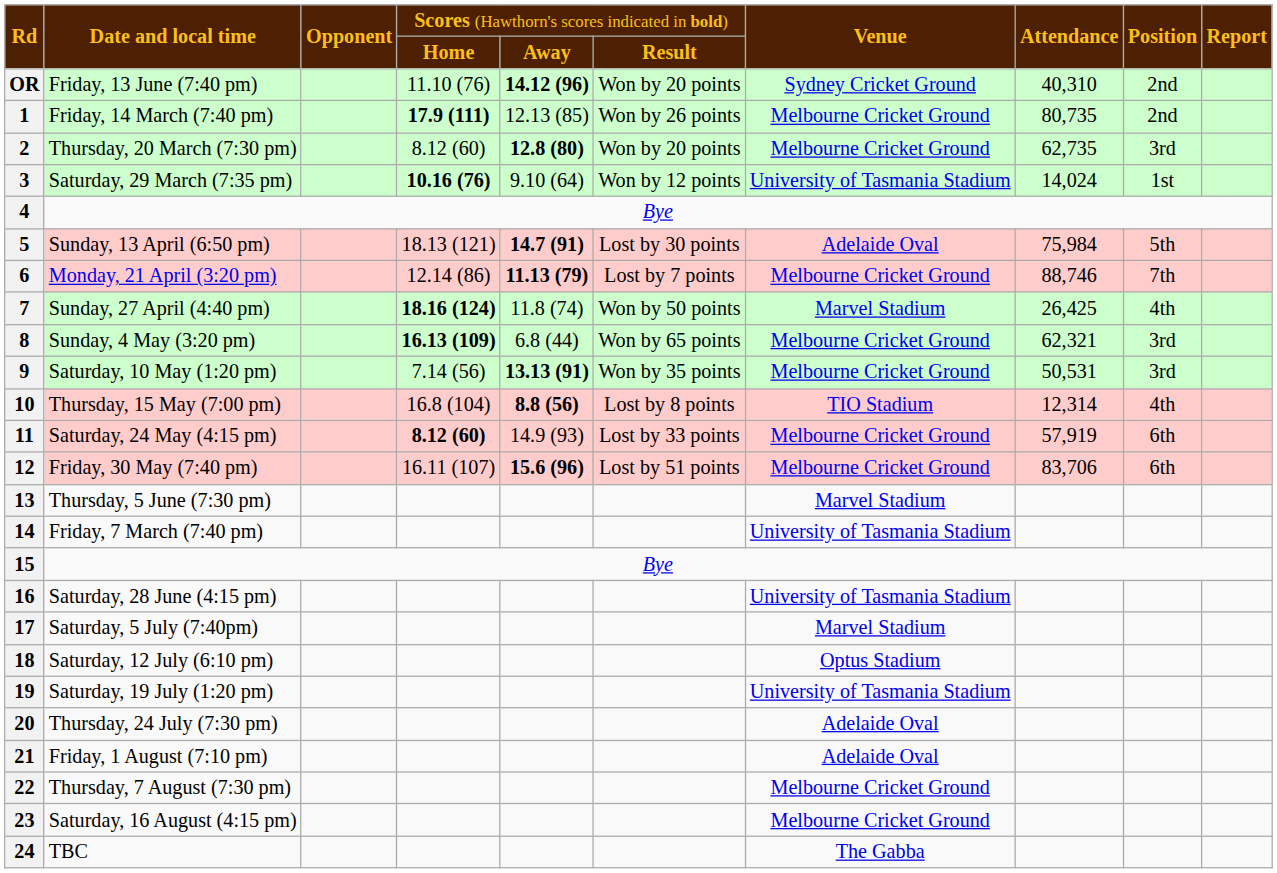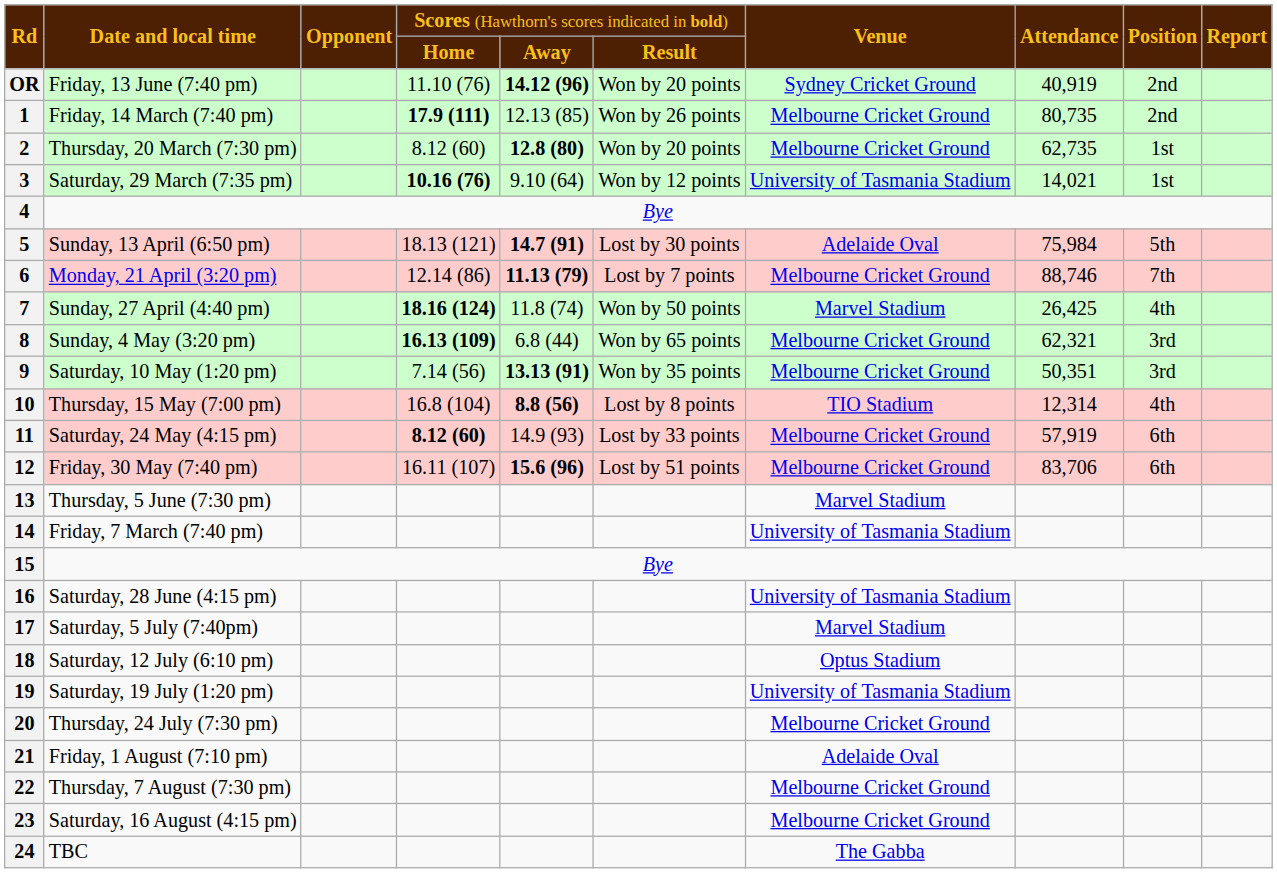(1069, 84) 40,310 -> (1069, 84) 40,919
(1162, 148) 3rd -> (1162, 148) 1st
(1069, 180) 14,024 -> (1069, 180) 14,021
(1069, 372) 50,531 -> (1069, 372) 50,351
(880, 723) Adelaide Oval -> (880, 723) Melbourne Cricket Ground
